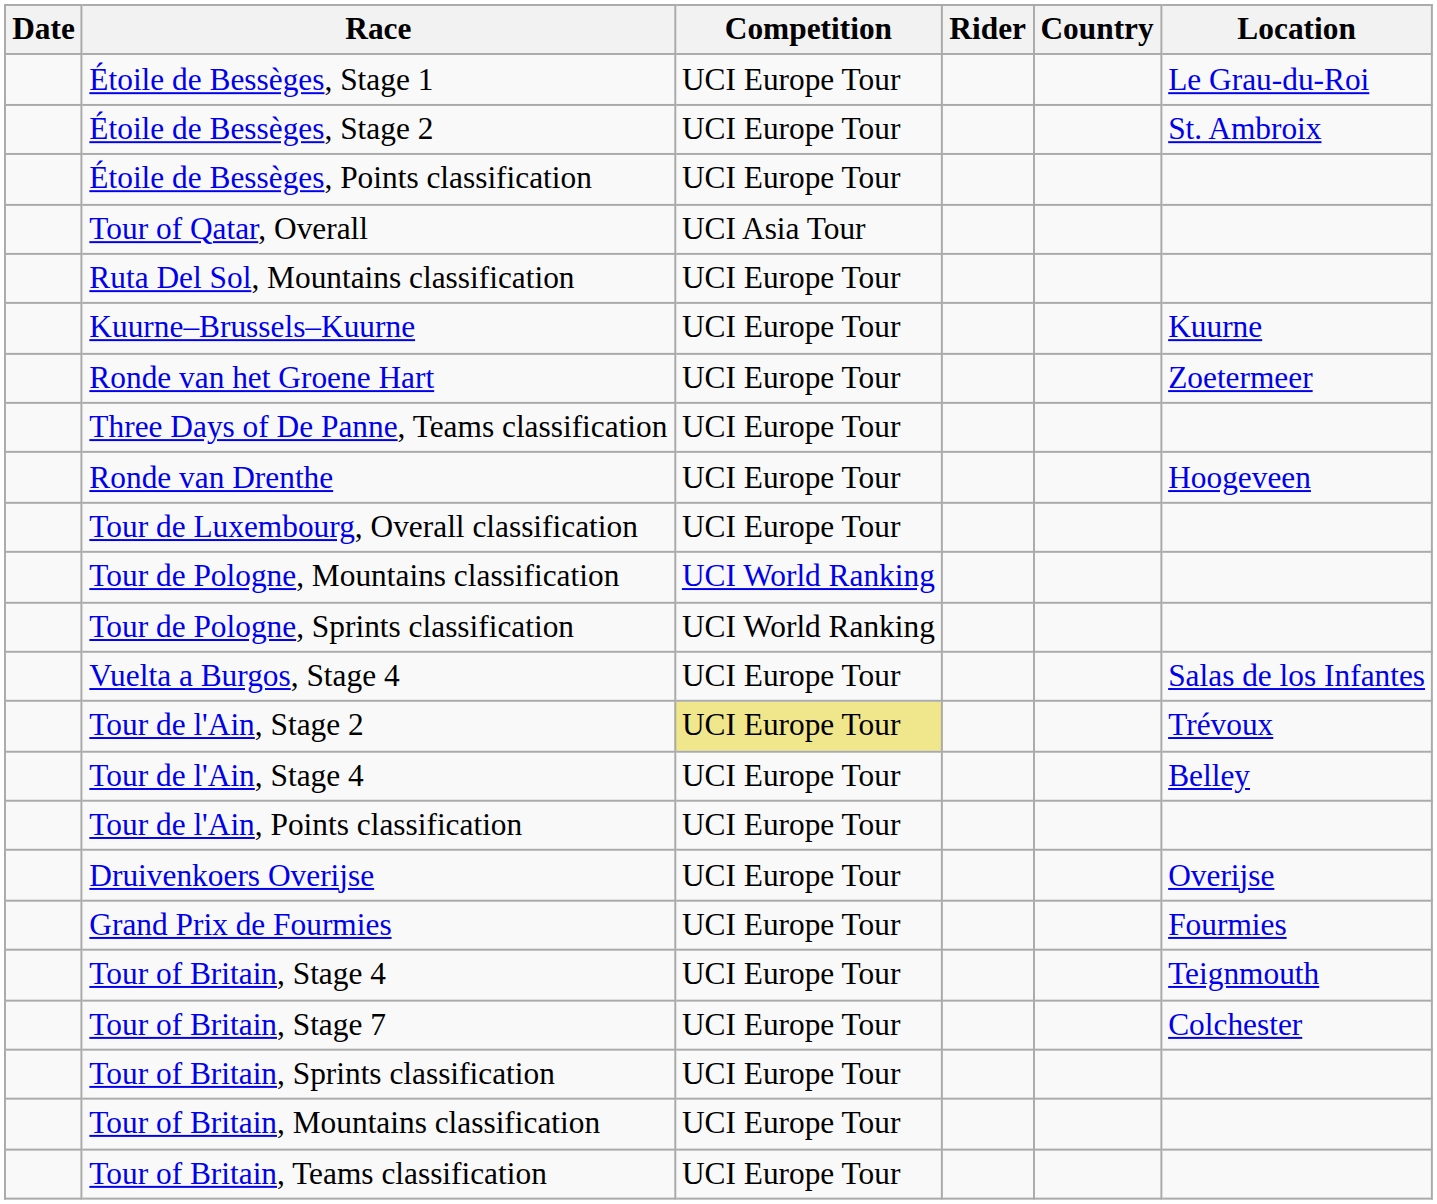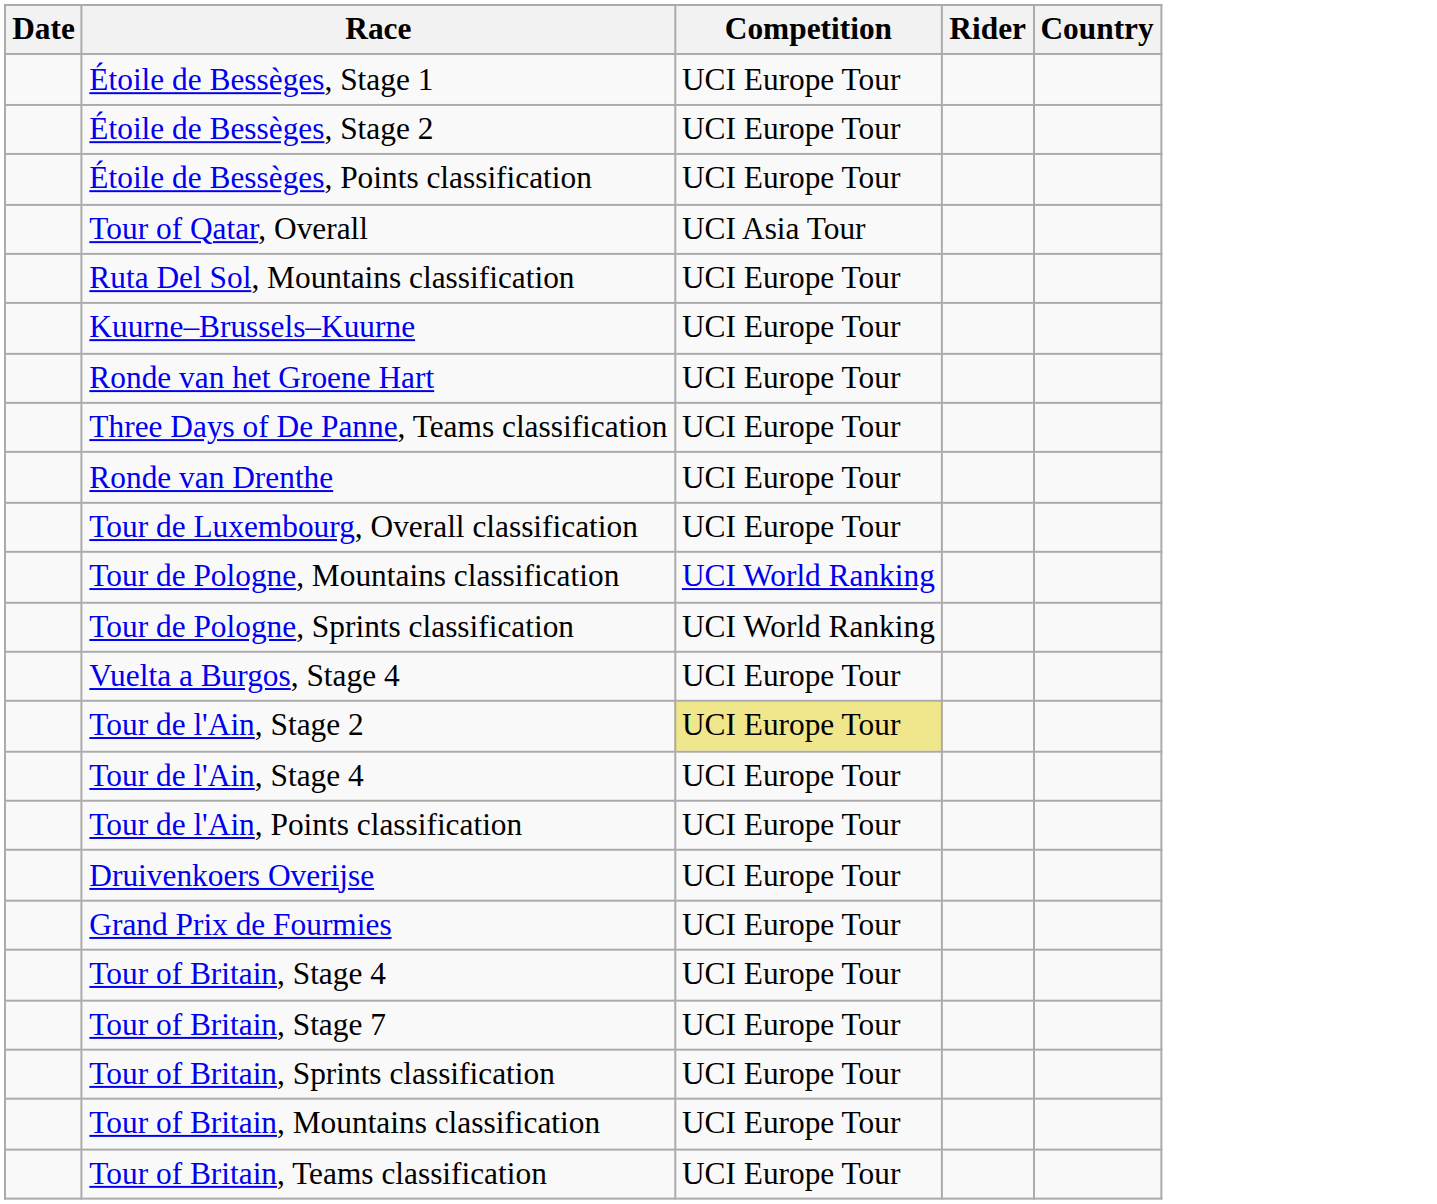- column: (1297, 29)
